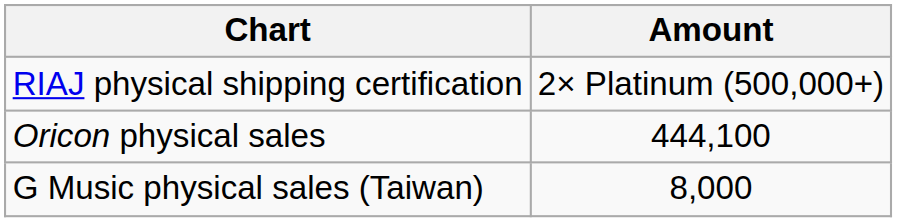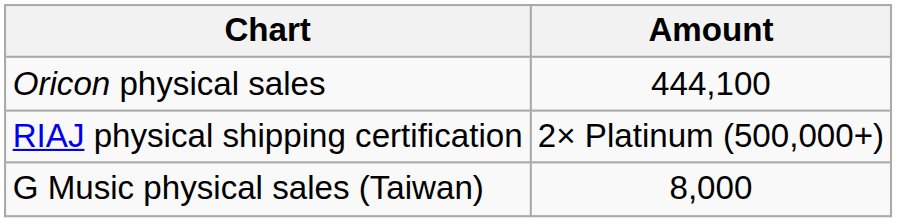rows swapped: (169, 135) <-> (268, 83)
